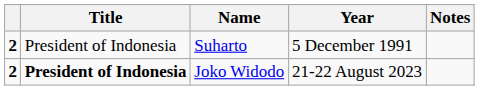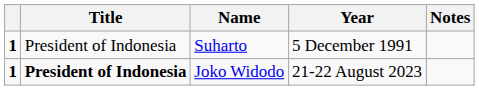(13, 44) 2 -> (13, 44) 1
(13, 71) 2 -> (13, 71) 1
